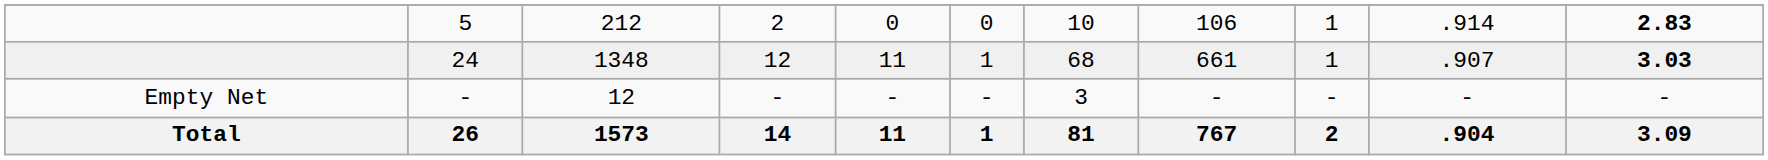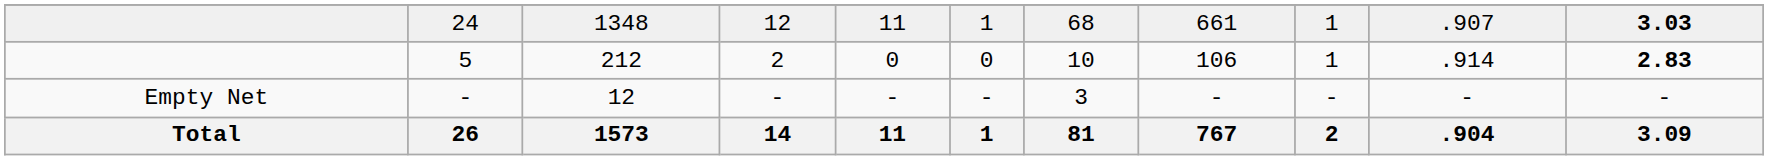rows swapped: (465, 24) <-> (465, 61)
